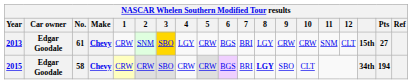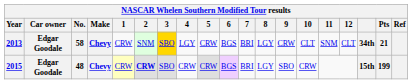(80, 43) 61 -> (80, 43) 58
(308, 43) CRW -> (308, 43) CLT
(367, 43) 15th -> (367, 43) 34th
(384, 43) 27 -> (384, 43) 21
(80, 67) 58 -> (80, 67) 48
(146, 67) normal -> (146, 67) bold
(265, 67) bold -> (265, 67) normal
(308, 67) CLT -> (308, 67) CRW
(367, 67) 34th -> (367, 67) 15th
(384, 67) 194 -> (384, 67) 199
